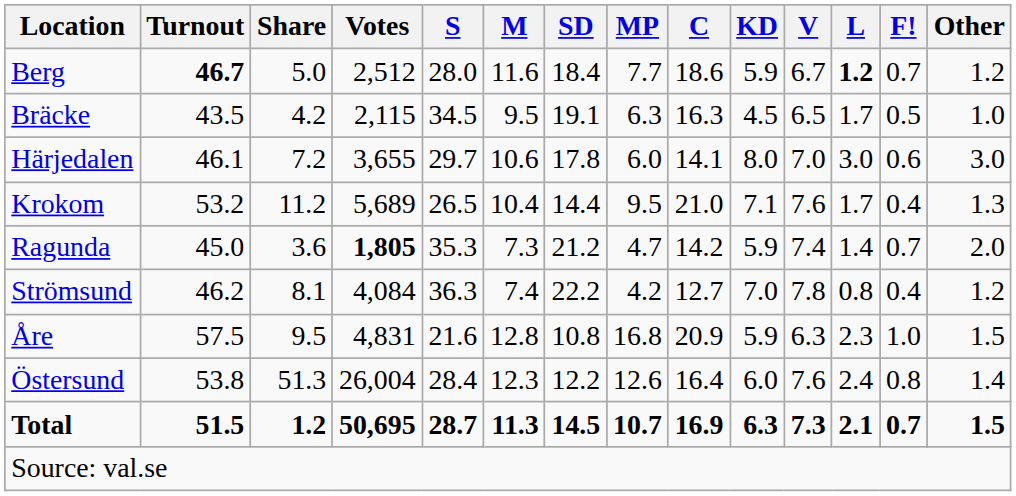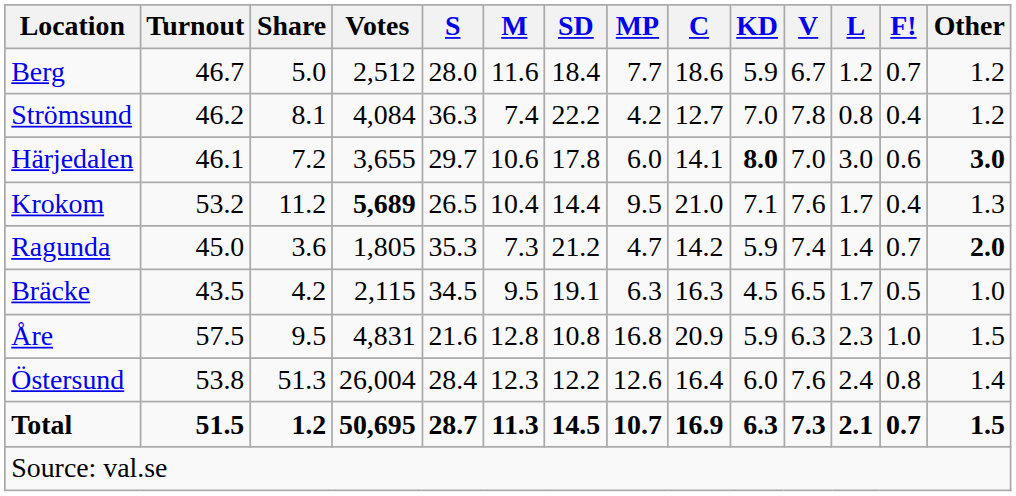(220, 70) bold -> (220, 70) normal
(856, 70) bold -> (856, 70) normal
rows swapped: (51, 114) <-> (72, 291)
(761, 159) normal -> (761, 159) bold
(987, 159) normal -> (987, 159) bold
(384, 203) normal -> (384, 203) bold
(384, 247) bold -> (384, 247) normal
(987, 247) normal -> (987, 247) bold
